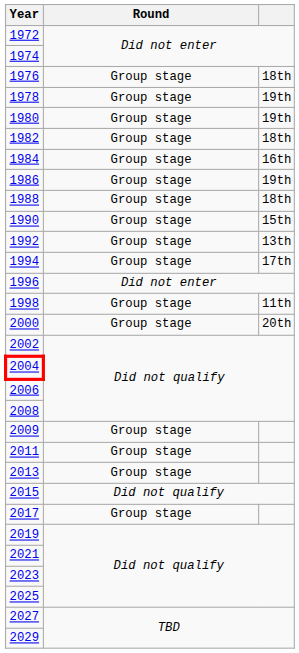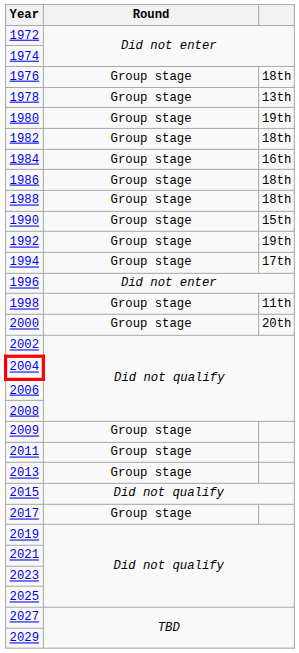(277, 97) 19th -> (277, 97) 13th
(277, 180) 19th -> (277, 180) 18th
(277, 242) 13th -> (277, 242) 19th
